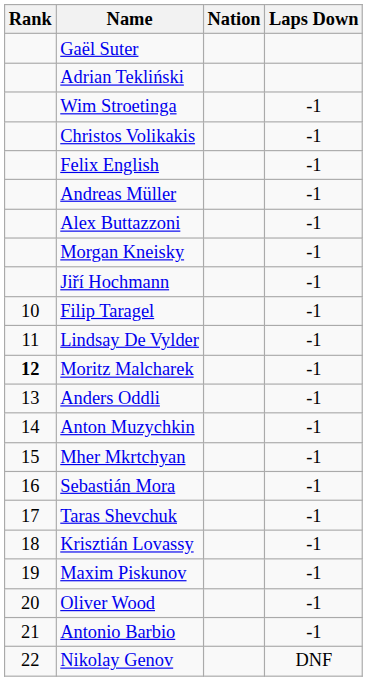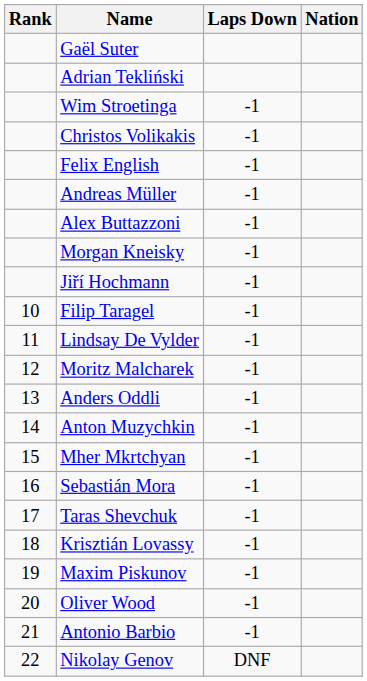columns swapped: (234, 19) <-> (314, 19)
(30, 369) bold -> (30, 369) normal
